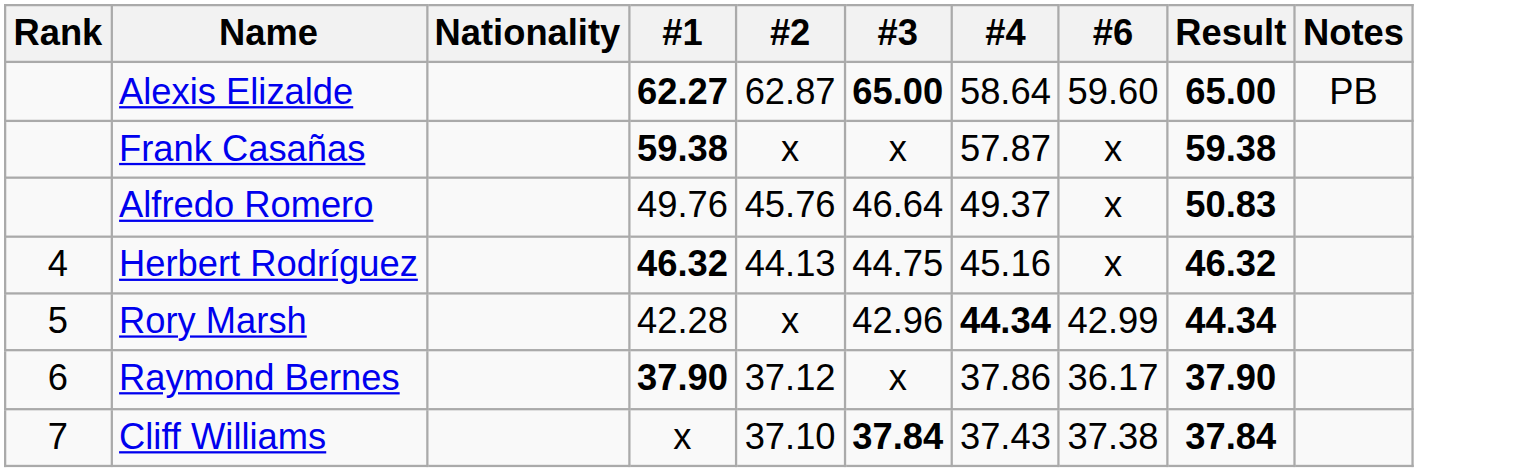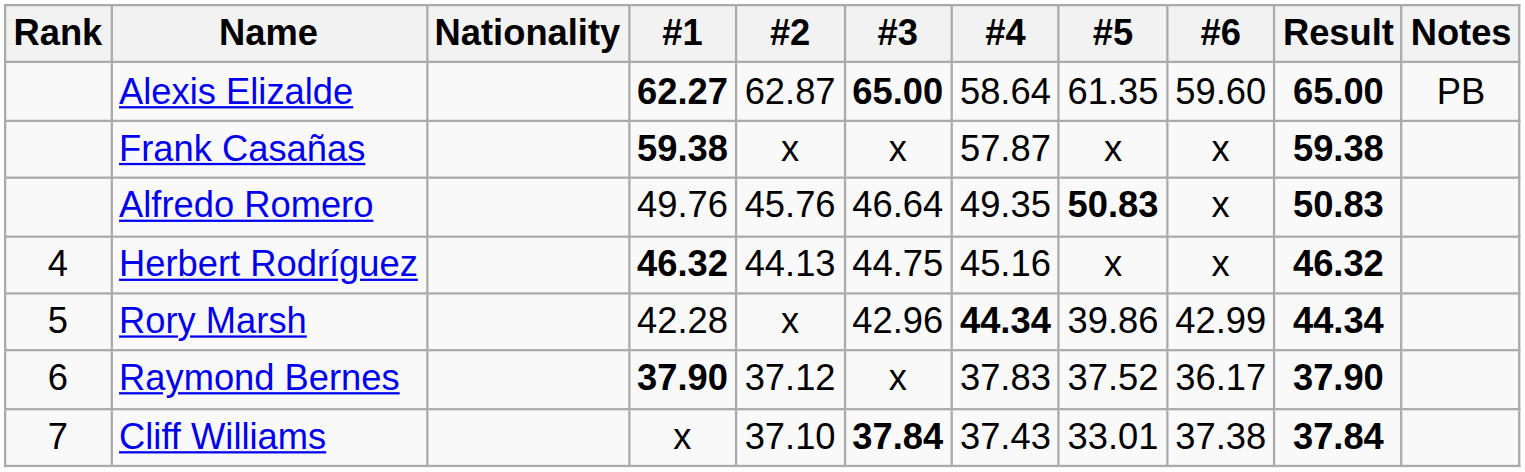+ column: (1113, 33)
(1005, 206) 49.37 -> (1005, 206) 49.35
(1005, 378) 37.86 -> (1005, 378) 37.83
